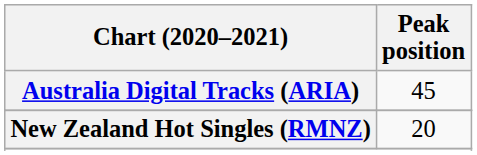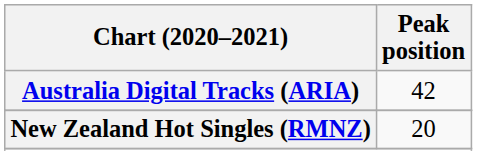(424, 90) 45 -> (424, 90) 42
